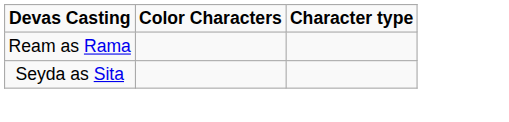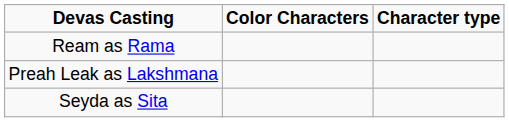+ row: (113, 74)
